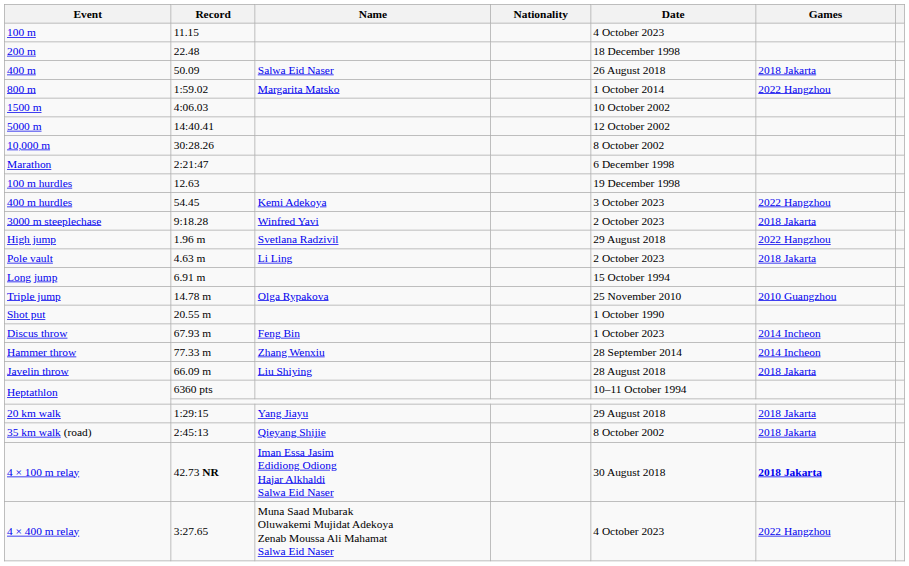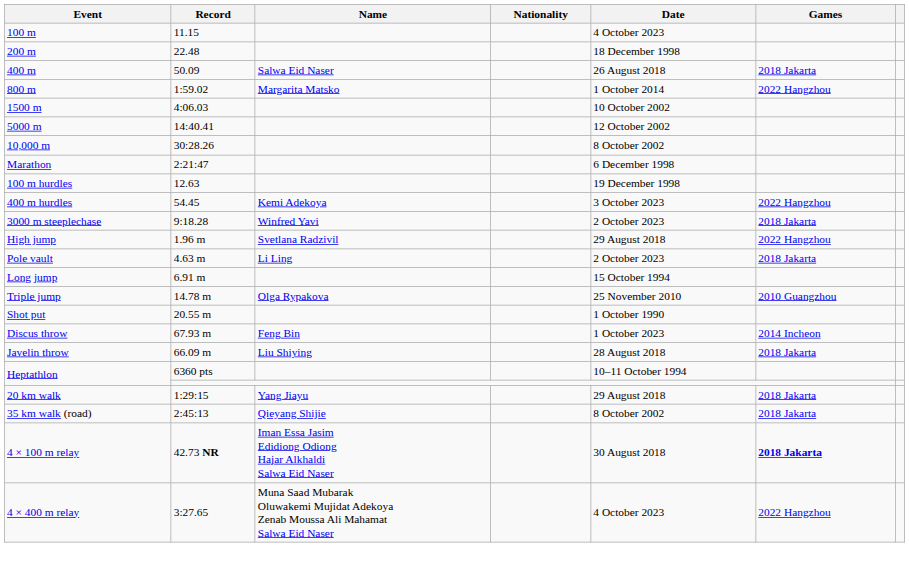- row: (42, 352)
